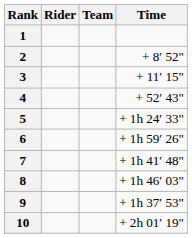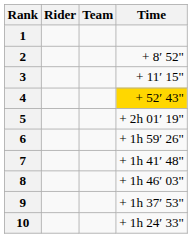(160, 98) no background -> (160, 98) gold background
(152, 118) + 1h 24′ 33" -> (152, 118) + 2h 01′ 19"
(152, 222) + 2h 01′ 19" -> (152, 222) + 1h 24′ 33"
